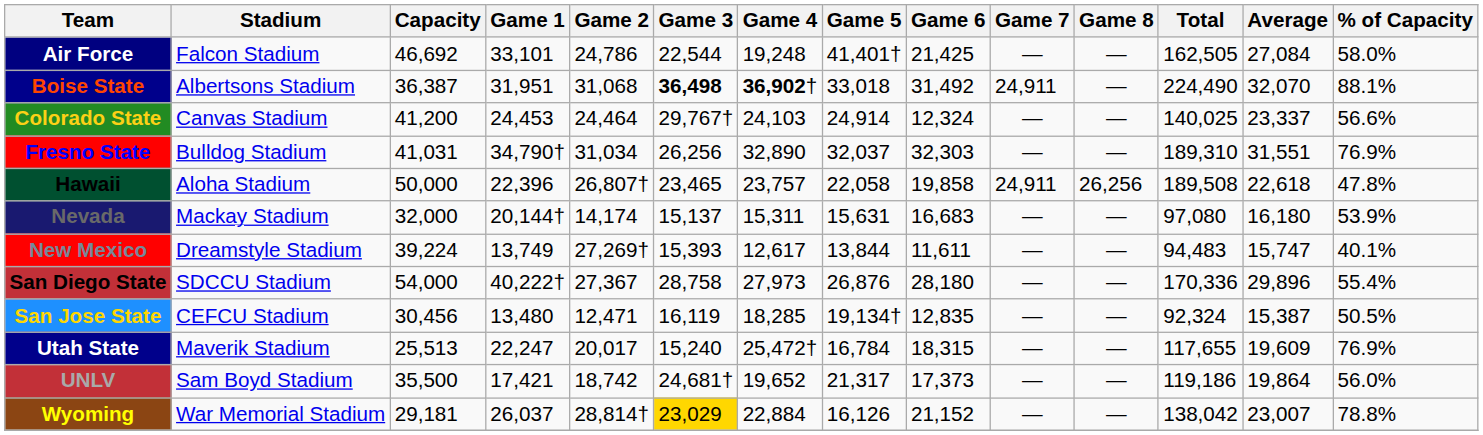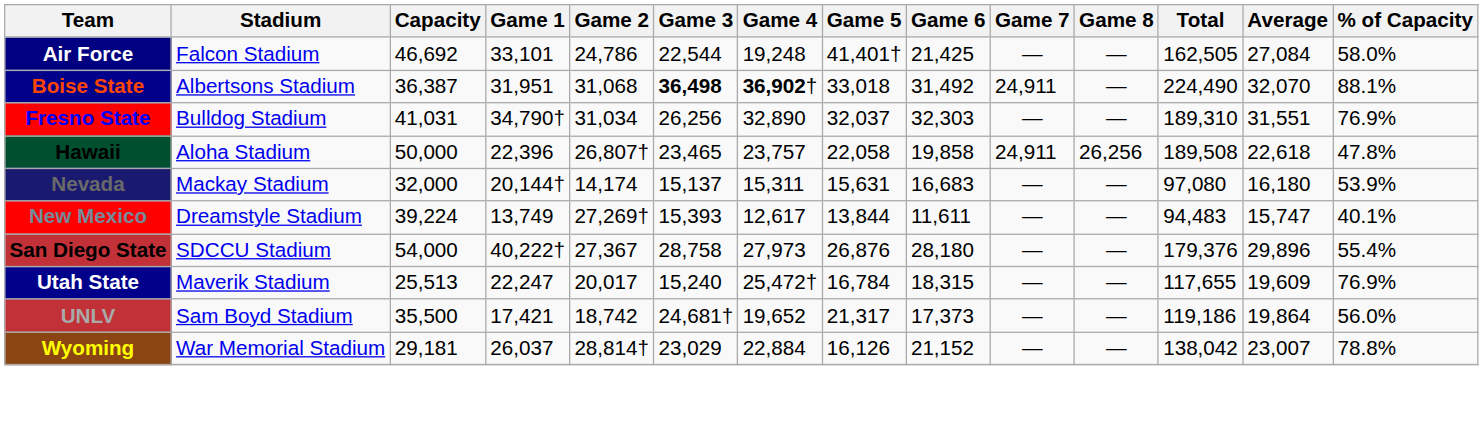- row: (88, 119)
(1200, 282) 170,336 -> (1200, 250) 179,376
- row: (88, 315)
(690, 413) gold background -> (690, 348) no background
